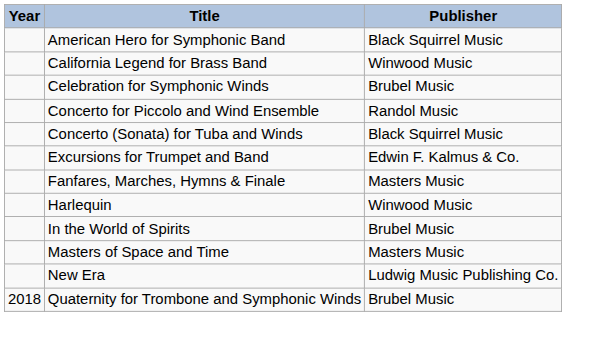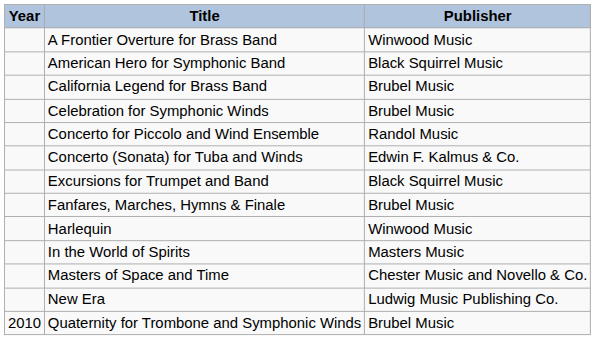+ row: (162, 39)
(420, 63) Winwood Music -> (411, 87) Brubel Music
(436, 134) Black Squirrel Music -> (444, 157) Edwin F. Kalmus & Co.
(444, 157) Edwin F. Kalmus & Co. -> (436, 181) Black Squirrel Music
(416, 181) Masters Music -> (411, 205) Brubel Music
(411, 228) Brubel Music -> (416, 252) Masters Music
(416, 252) Masters Music -> (478, 275) Chester Music and Novello & Co.
(24, 299) 2018 -> (24, 323) 2010
